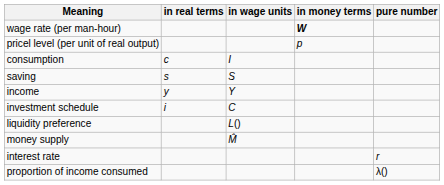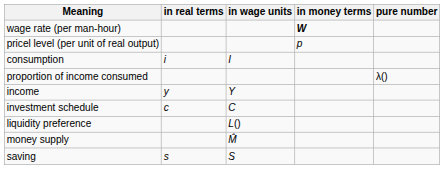(166, 60) c -> (165, 60) i
rows swapped: (21, 76) <-> (77, 172)
(165, 108) i -> (166, 108) c
- row: (33, 156)
